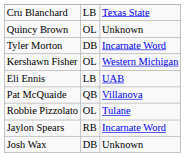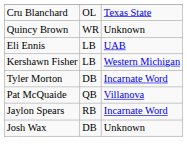(90, 12) LB -> (89, 12) OL
(90, 29) OL -> (91, 29) WR
rows swapped: (26, 78) <-> (35, 45)
(90, 62) OL -> (89, 62) LB
- row: (42, 111)
